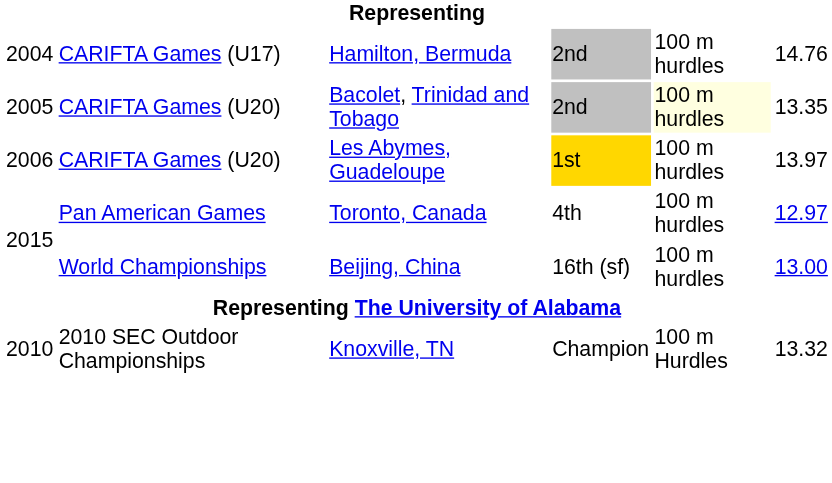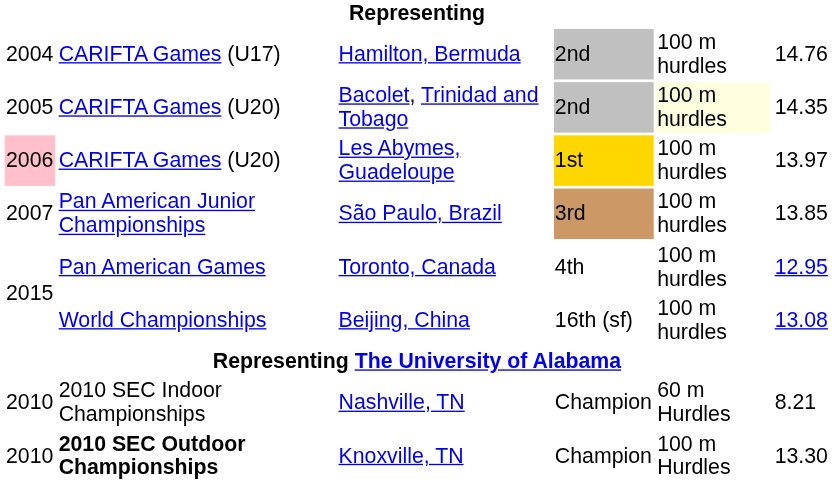(801, 107) 13.35 -> (801, 107) 14.35
(30, 160) no background -> (30, 160) pink background
+ row: (420, 213)
(801, 213) 12.97 -> (801, 266) 12.95
(801, 266) 13.00 -> (801, 320) 13.08
+ row: (402, 402)
(149, 349) normal -> (152, 455) bold
(801, 349) 13.32 -> (801, 455) 13.30
